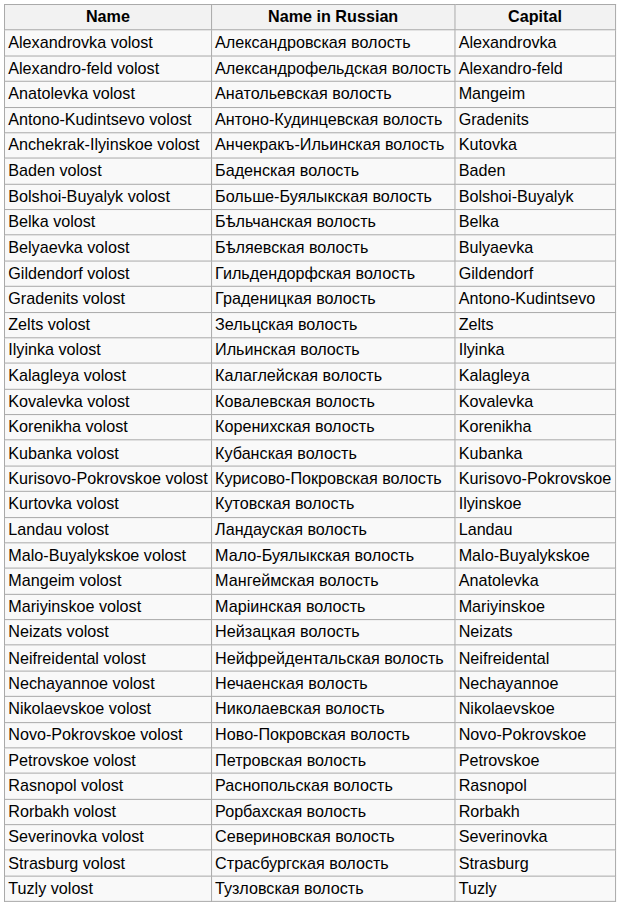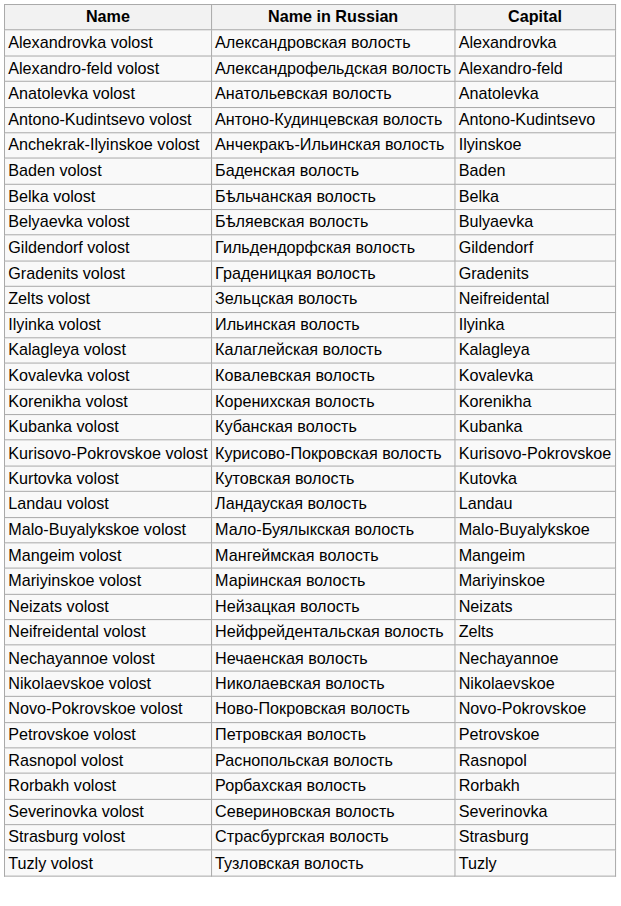(492, 94) Mangeim -> (499, 94) Anatolevka
(494, 119) Gradenits -> (527, 119) Antono-Kudintsevo
(488, 145) Kutovka -> (490, 145) Ilyinskoe
- row: (89, 196)
(527, 299) Antono-Kudintsevo -> (494, 273) Gradenits
(476, 324) Zelts -> (504, 299) Neifreidental
(490, 504) Ilyinskoe -> (488, 478) Kutovka
(499, 581) Anatolevka -> (492, 555) Mangeim
(504, 658) Neifreidental -> (476, 632) Zelts
